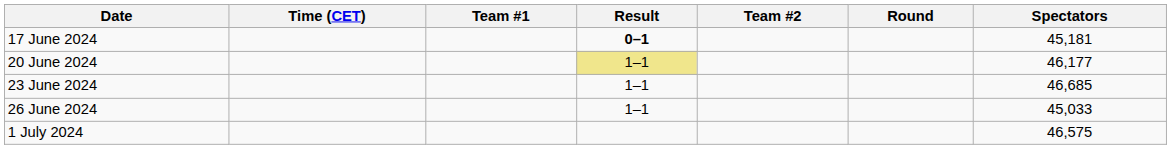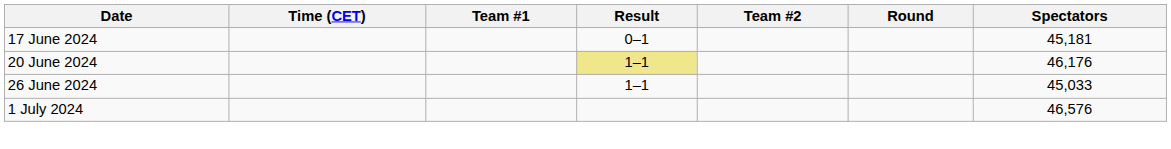(637, 39) bold -> (637, 39) normal
(1070, 62) 46,177 -> (1070, 62) 46,176
- row: (52, 86)
(1070, 132) 46,575 -> (1070, 109) 46,576
